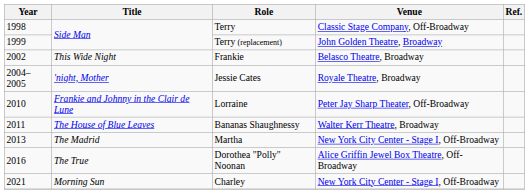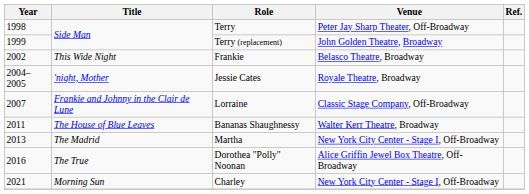(393, 27) Classic Stage Company, Off-Broadway -> (393, 27) Peter Jay Sharp Theater, Off-Broadway
(16, 104) 2010 -> (16, 104) 2007
(393, 104) Peter Jay Sharp Theater, Off-Broadway -> (393, 104) Classic Stage Company, Off-Broadway
